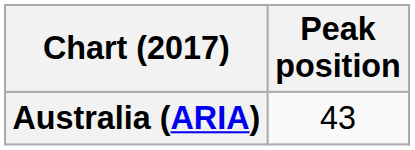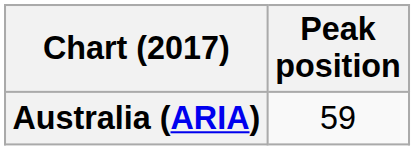(338, 117) 43 -> (338, 117) 59
